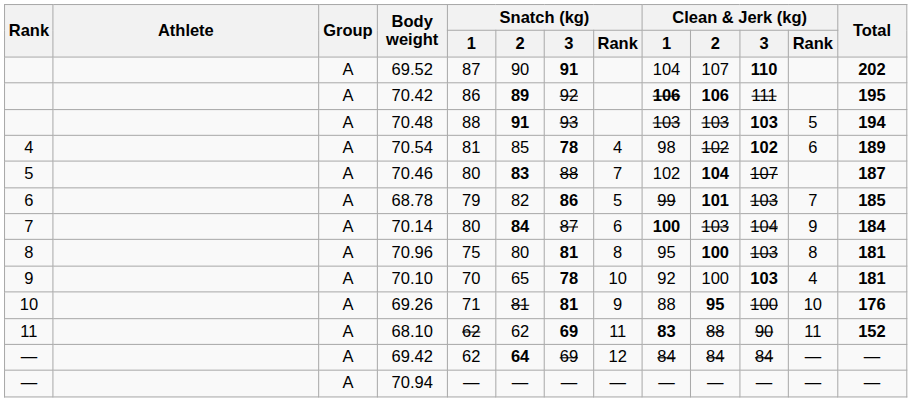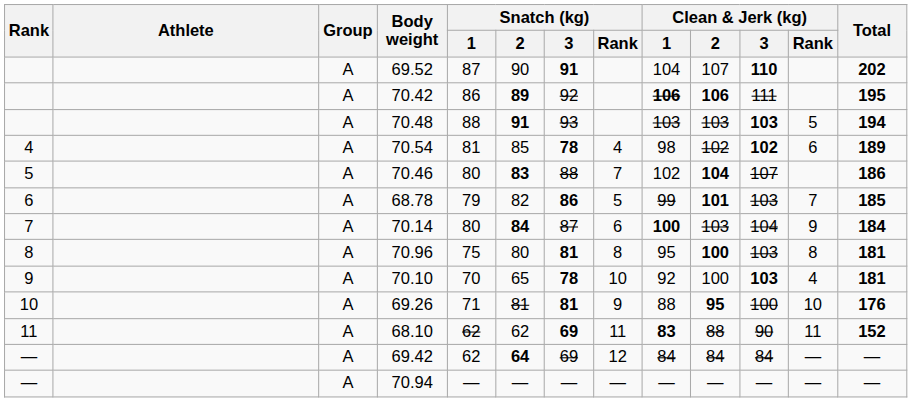(872, 174) 187 -> (872, 174) 186
